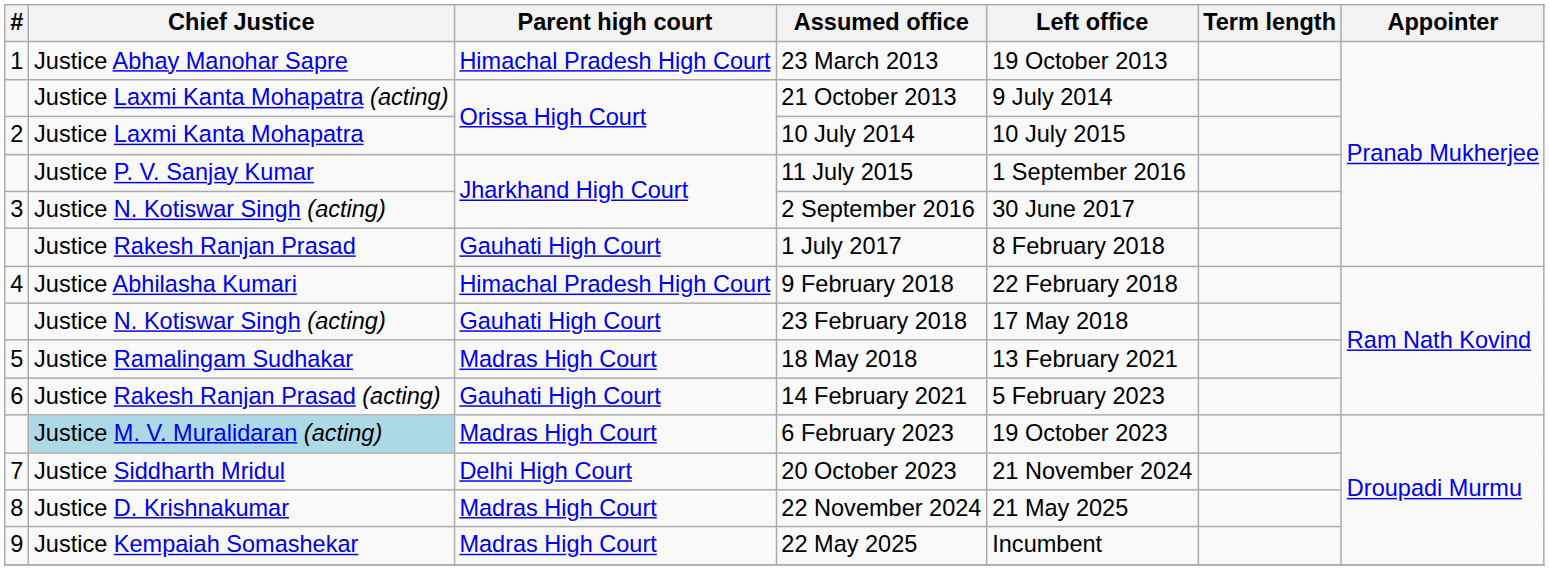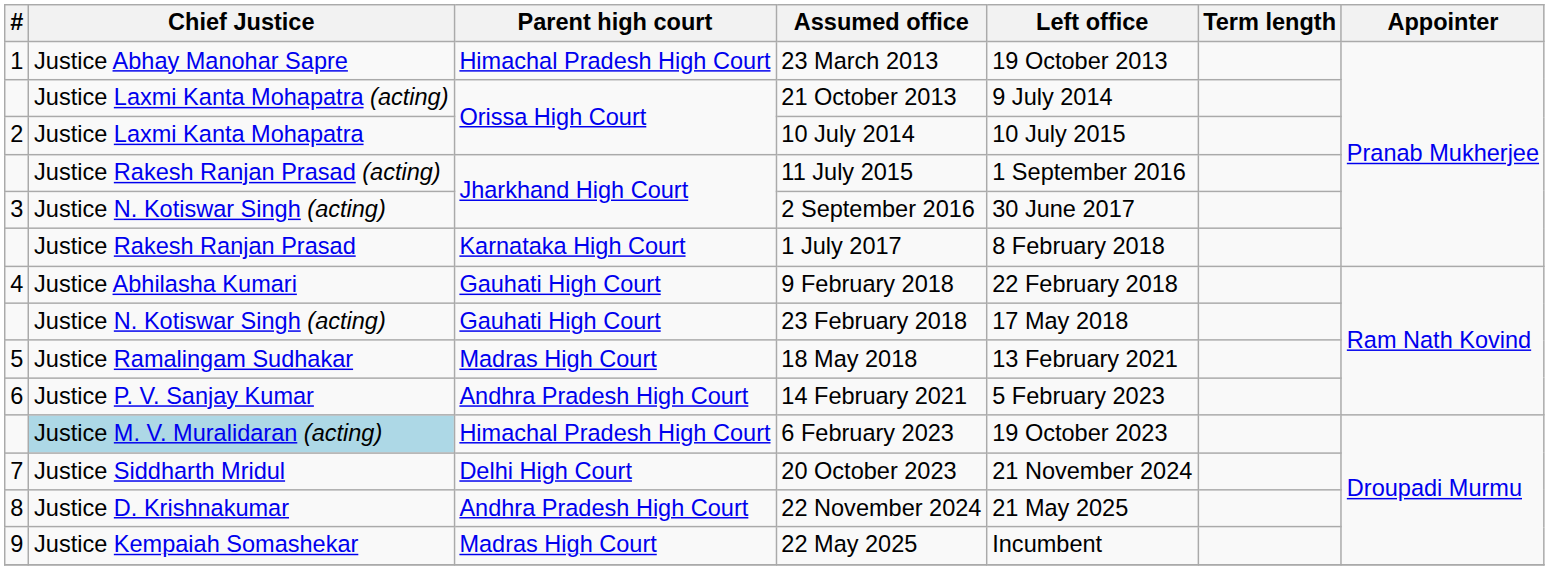(174, 172) Justice P. V. Sanjay Kumar -> (237, 172) Justice Rakesh Ranjan Prasad (acting)
(560, 246) Gauhati High Court -> (572, 246) Karnataka High Court
(615, 284) Himachal Pradesh High Court -> (560, 284) Gauhati High Court
(237, 396) Justice Rakesh Ranjan Prasad (acting) -> (174, 396) Justice P. V. Sanjay Kumar
(560, 396) Gauhati High Court -> (604, 396) Andhra Pradesh High Court
(558, 433) Madras High Court -> (615, 433) Himachal Pradesh High Court
(558, 508) Madras High Court -> (604, 508) Andhra Pradesh High Court
